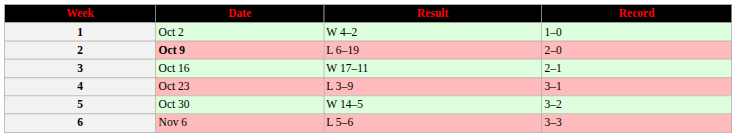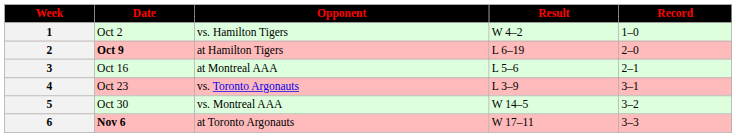+ column: (342, 13)
(347, 68) W 17–11 -> (505, 68) L 5–6
(173, 123) normal -> (111, 123) bold
(340, 123) L 5–6 -> (513, 123) W 17–11
